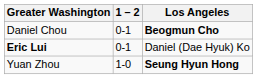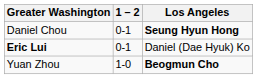(182, 30) Beogmun Cho -> (192, 30) Seung Hyun Hong
(192, 64) Seung Hyun Hong -> (182, 64) Beogmun Cho
